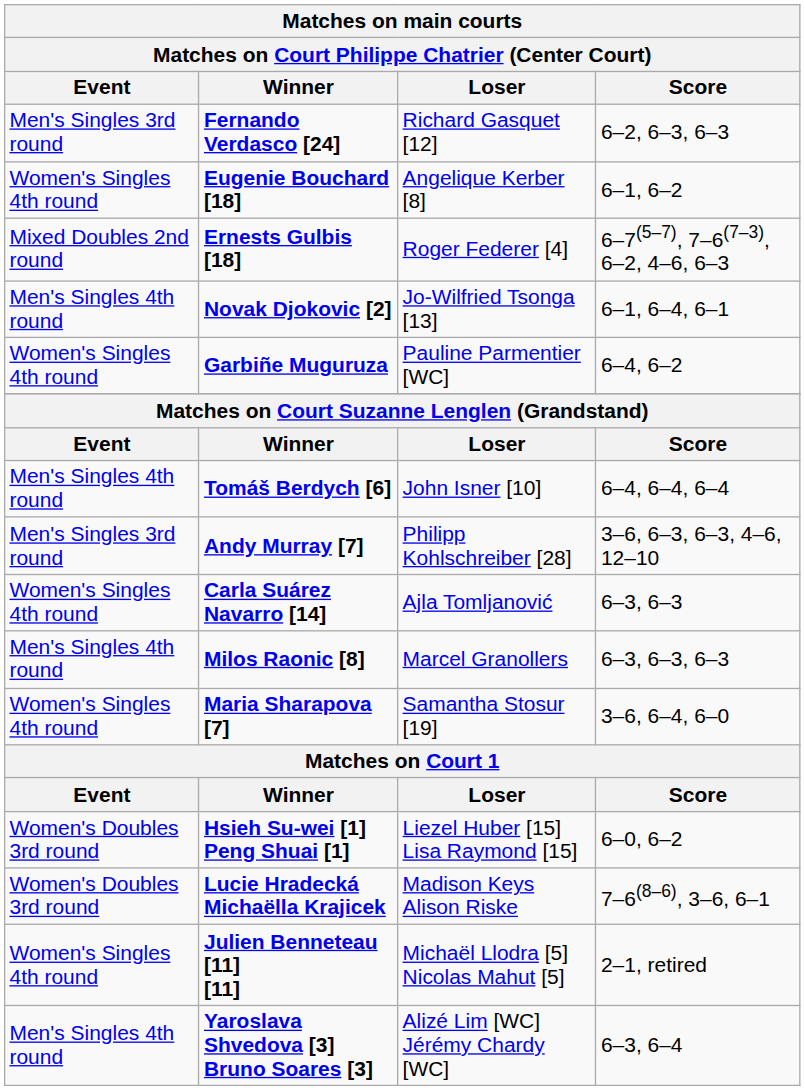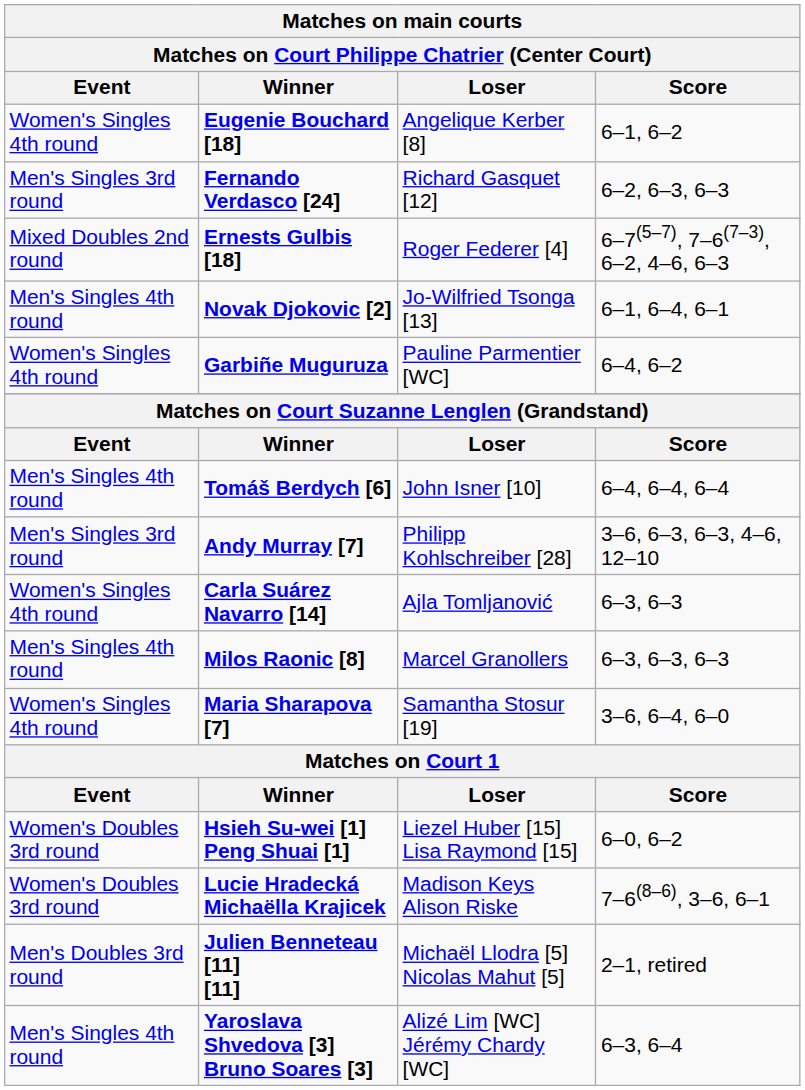rows swapped: (297, 189) <-> (272, 132)
(90, 964) Women's Singles 4th round -> (97, 964) Men's Doubles 3rd round
